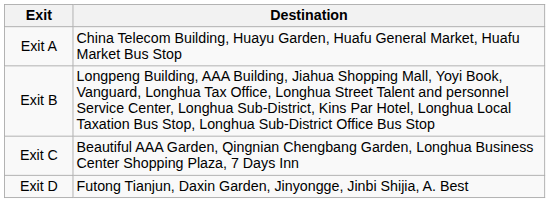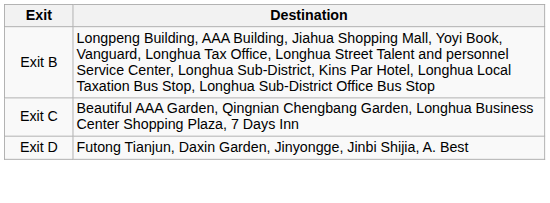- row: (39, 46)
